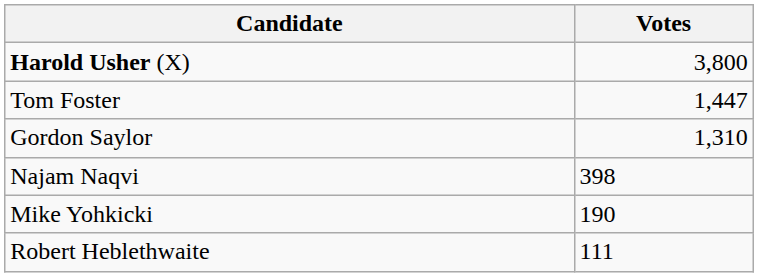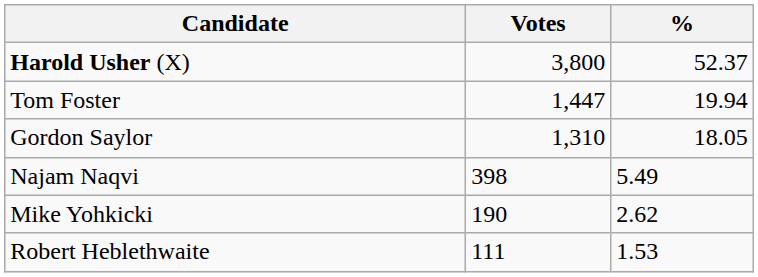+ column: (682, 23)
